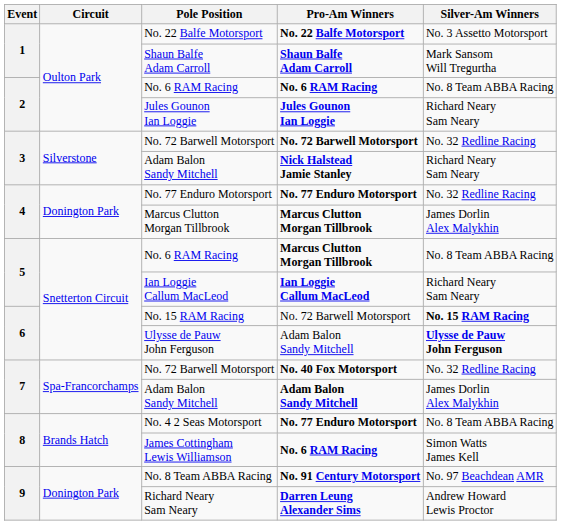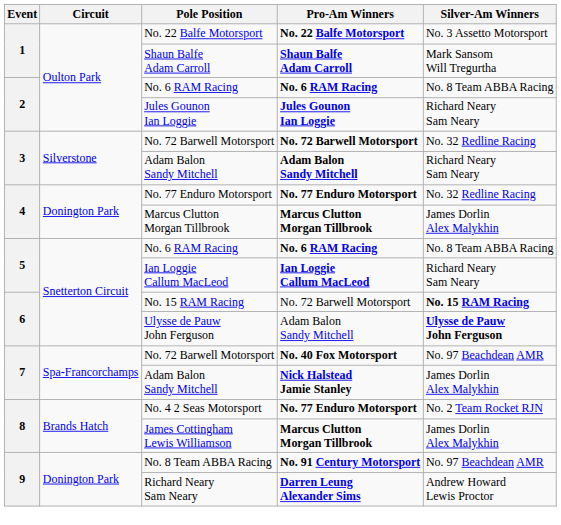(316, 167) Nick Halstead Jamie Stanley -> (319, 167) Adam Balon Sandy Mitchell
(326, 255) Marcus Clutton Morgan Tillbrook -> (329, 247) No. 6 RAM Racing
(481, 369) No. 32 Redline Racing -> (485, 355) No. 97 Beachdean AMR
(319, 395) Adam Balon Sandy Mitchell -> (316, 381) Nick Halstead Jamie Stanley
(490, 422) No. 8 Team ABBA Racing -> (484, 408) No. 2 Team Rocket RJN
(329, 449) No. 6 RAM Racing -> (326, 435) Marcus Clutton Morgan Tillbrook
(456, 449) Simon Watts James Kell -> (462, 435) James Dorlin Alex Malykhin
